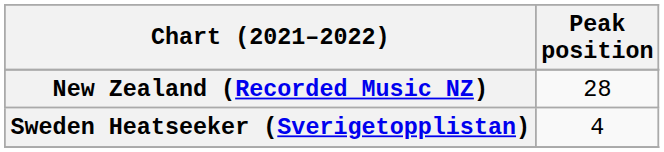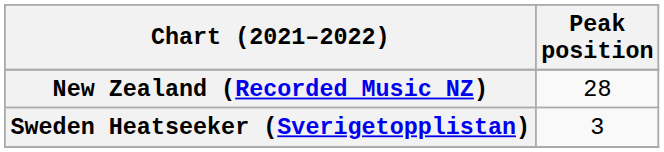(597, 127) 4 -> (597, 127) 3
